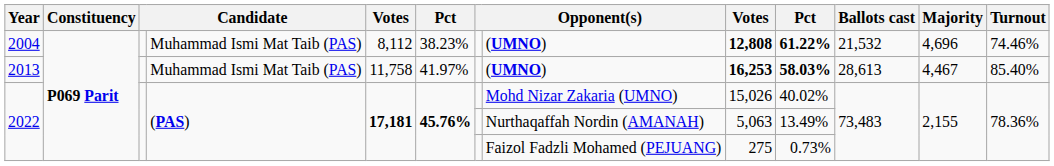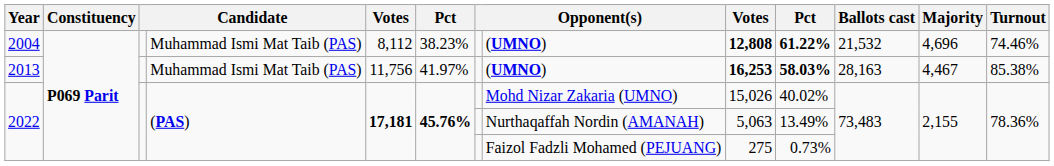(391, 69) 11,758 -> (391, 69) 11,756
(860, 69) 28,613 -> (860, 69) 28,163
(1015, 69) 85.40% -> (1015, 69) 85.38%
